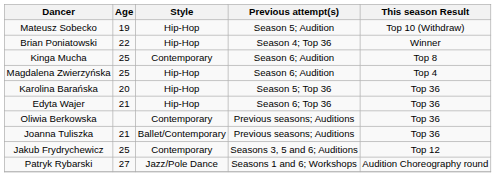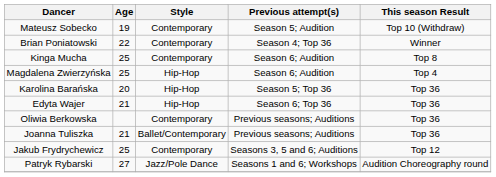(182, 28) Hip-Hop -> (182, 28) Contemporary
(182, 43) Hip-Hop -> (182, 43) Contemporary
